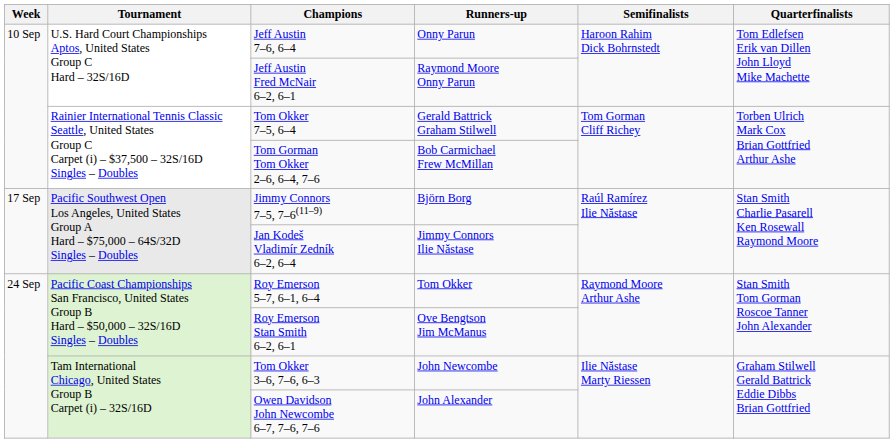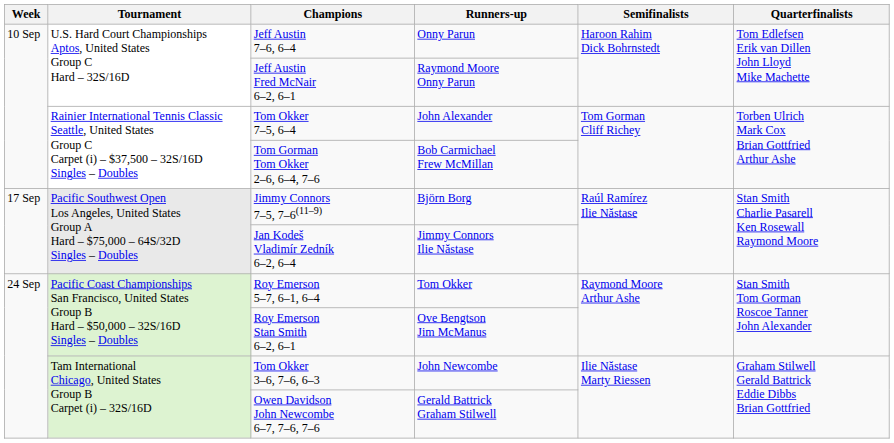(457, 123) Gerald Battrick Graham Stilwell -> (455, 116) John Alexander
(455, 399) John Alexander -> (457, 406) Gerald Battrick Graham Stilwell
